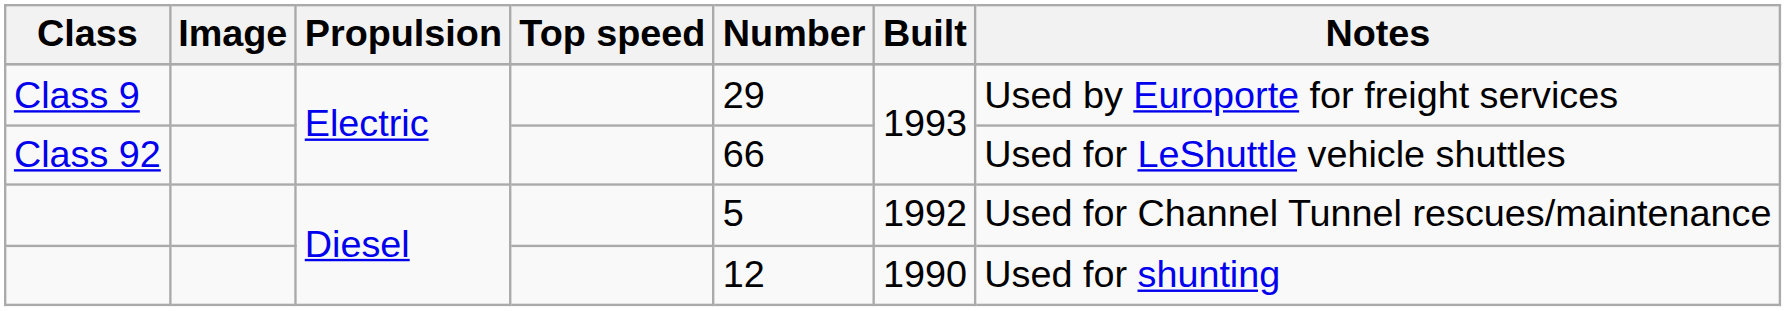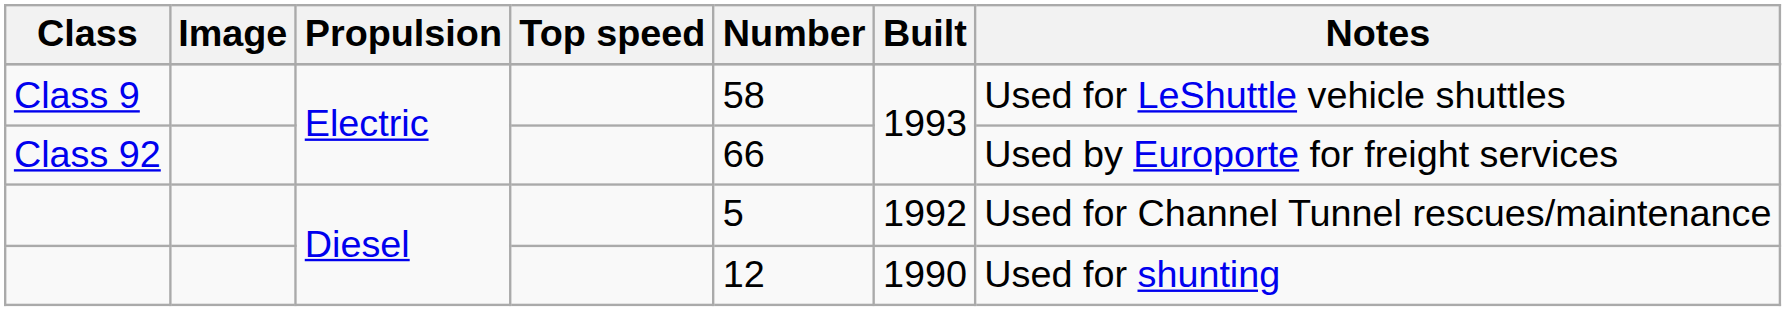(744, 94) 29 -> (744, 94) 58
(1301, 94) Used by Europorte for freight services -> (1275, 94) Used for LeShuttle vehicle shuttles
(1275, 154) Used for LeShuttle vehicle shuttles -> (1301, 154) Used by Europorte for freight services
